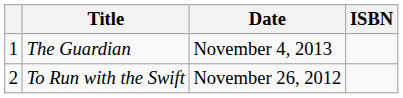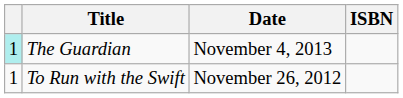(13, 48) no background -> (13, 48) paleturquoise background
(13, 78) 2 -> (13, 78) 1
